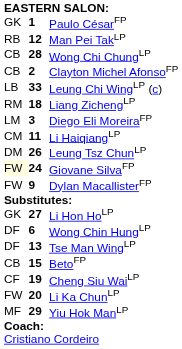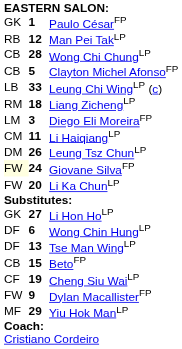(32, 71) 2 -> (32, 71) 5
rows swapped: (100, 185) <-> (84, 295)
